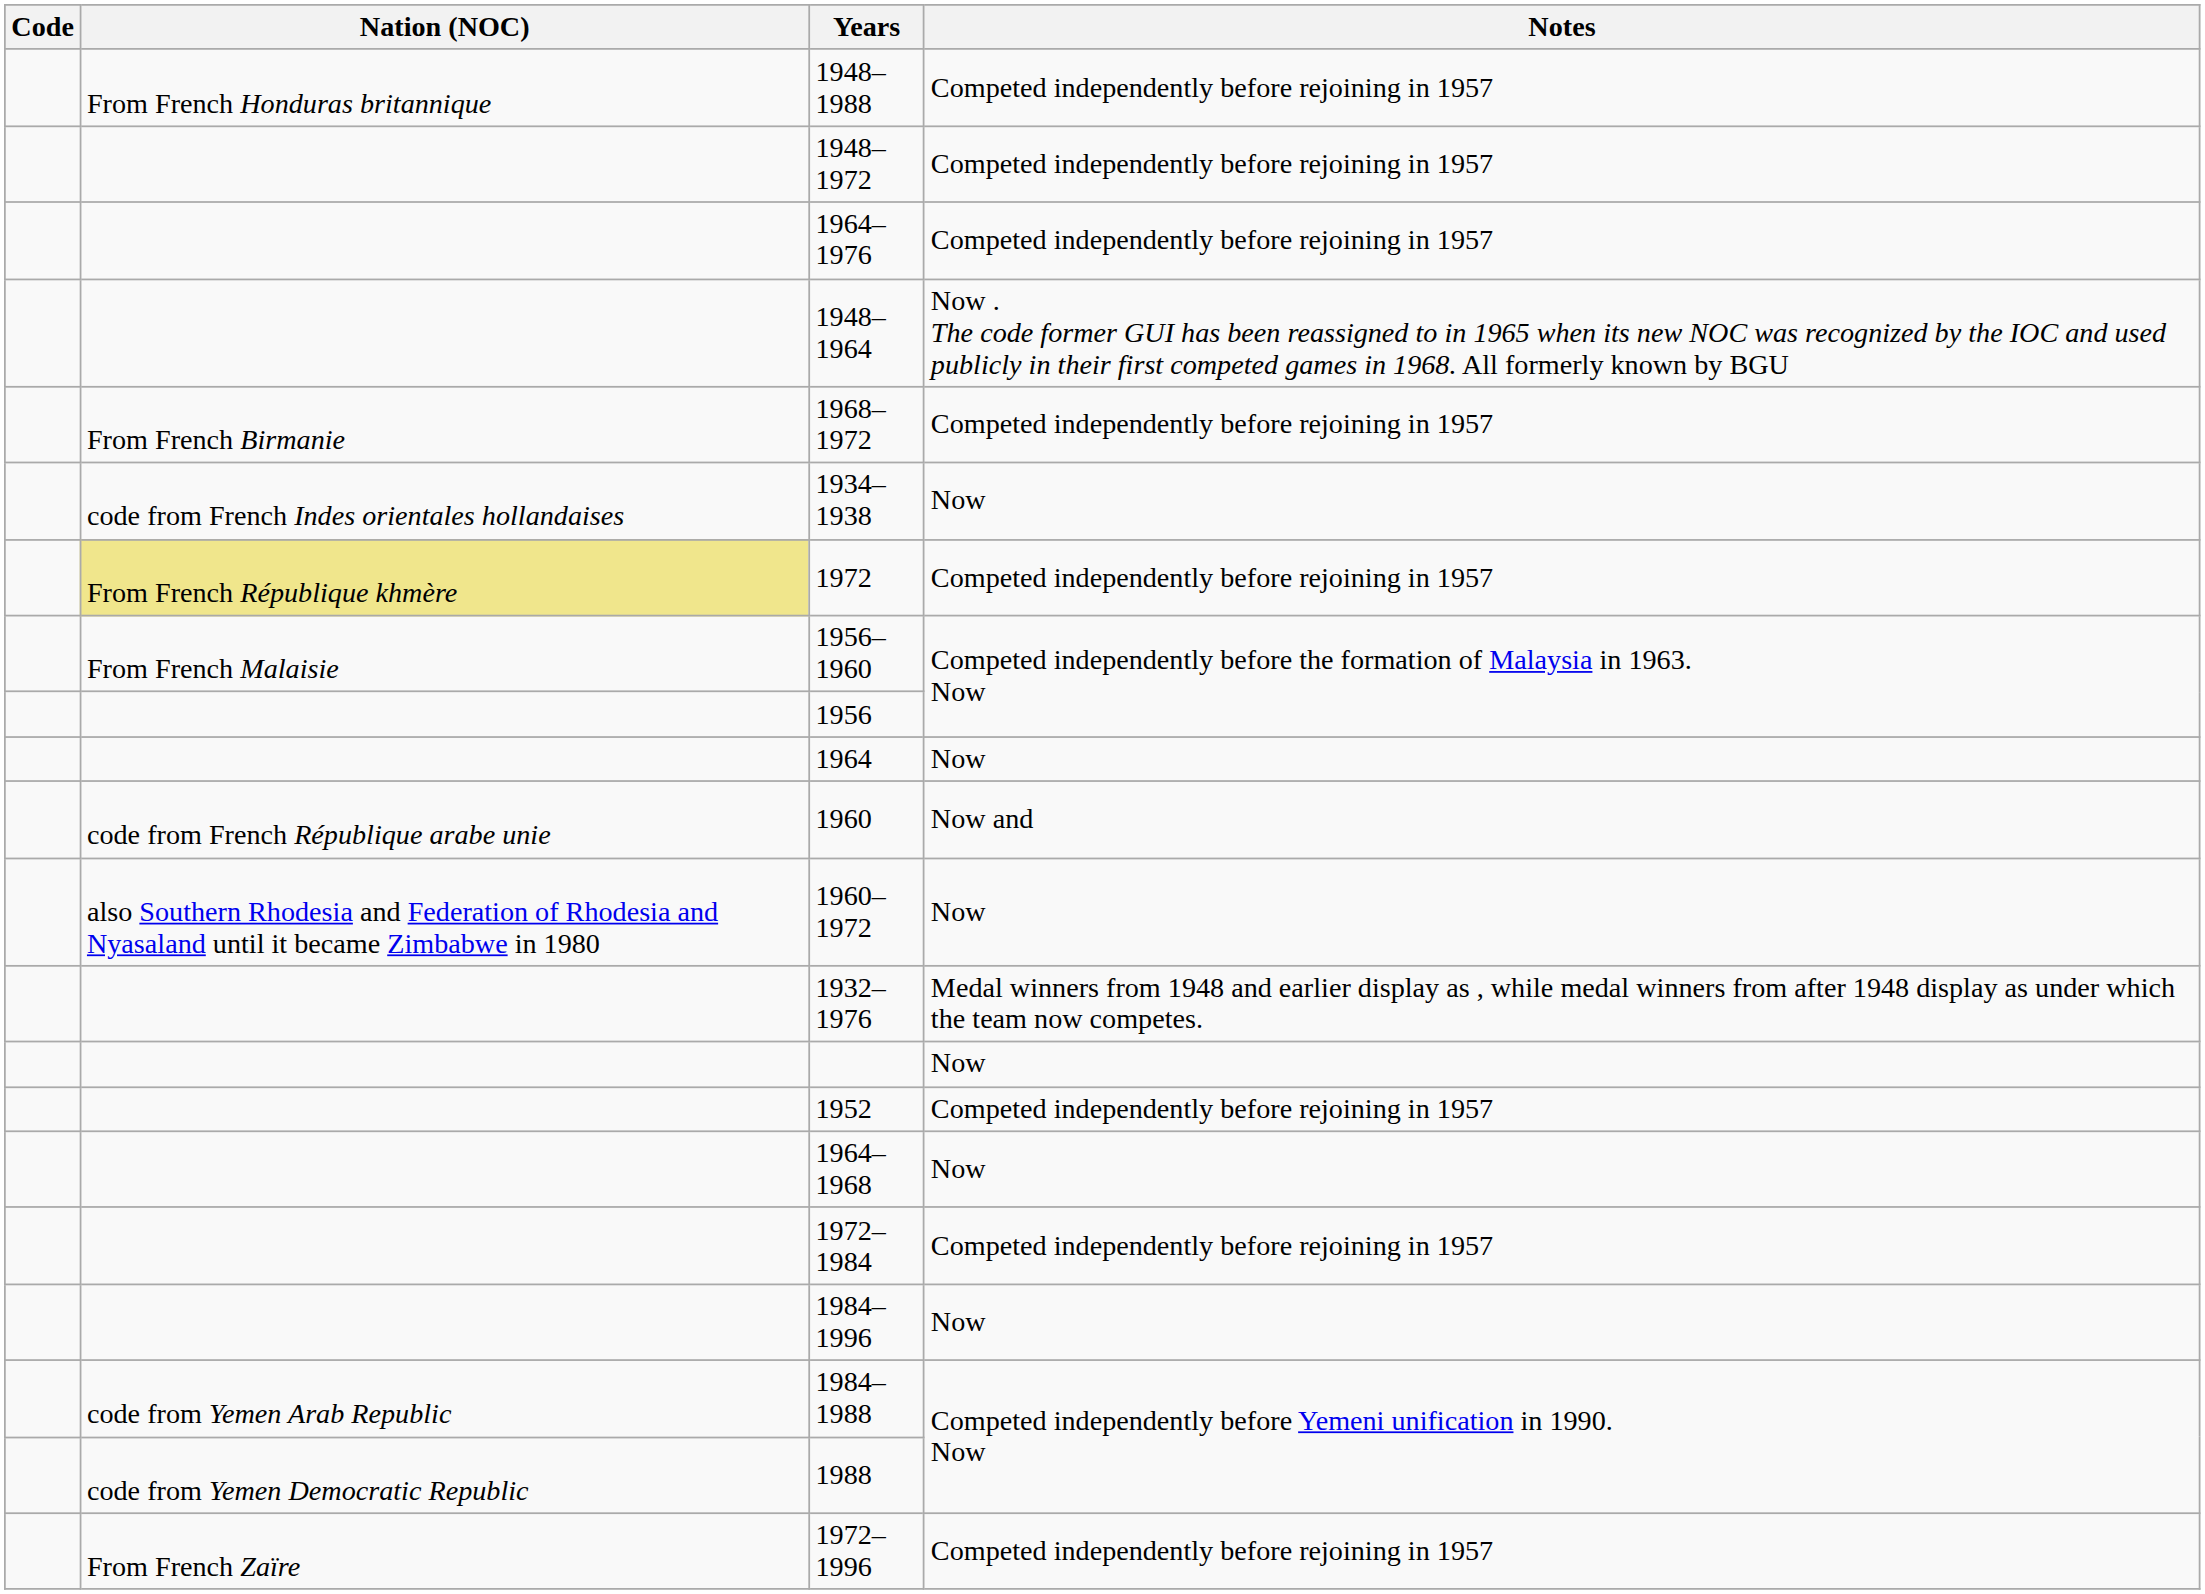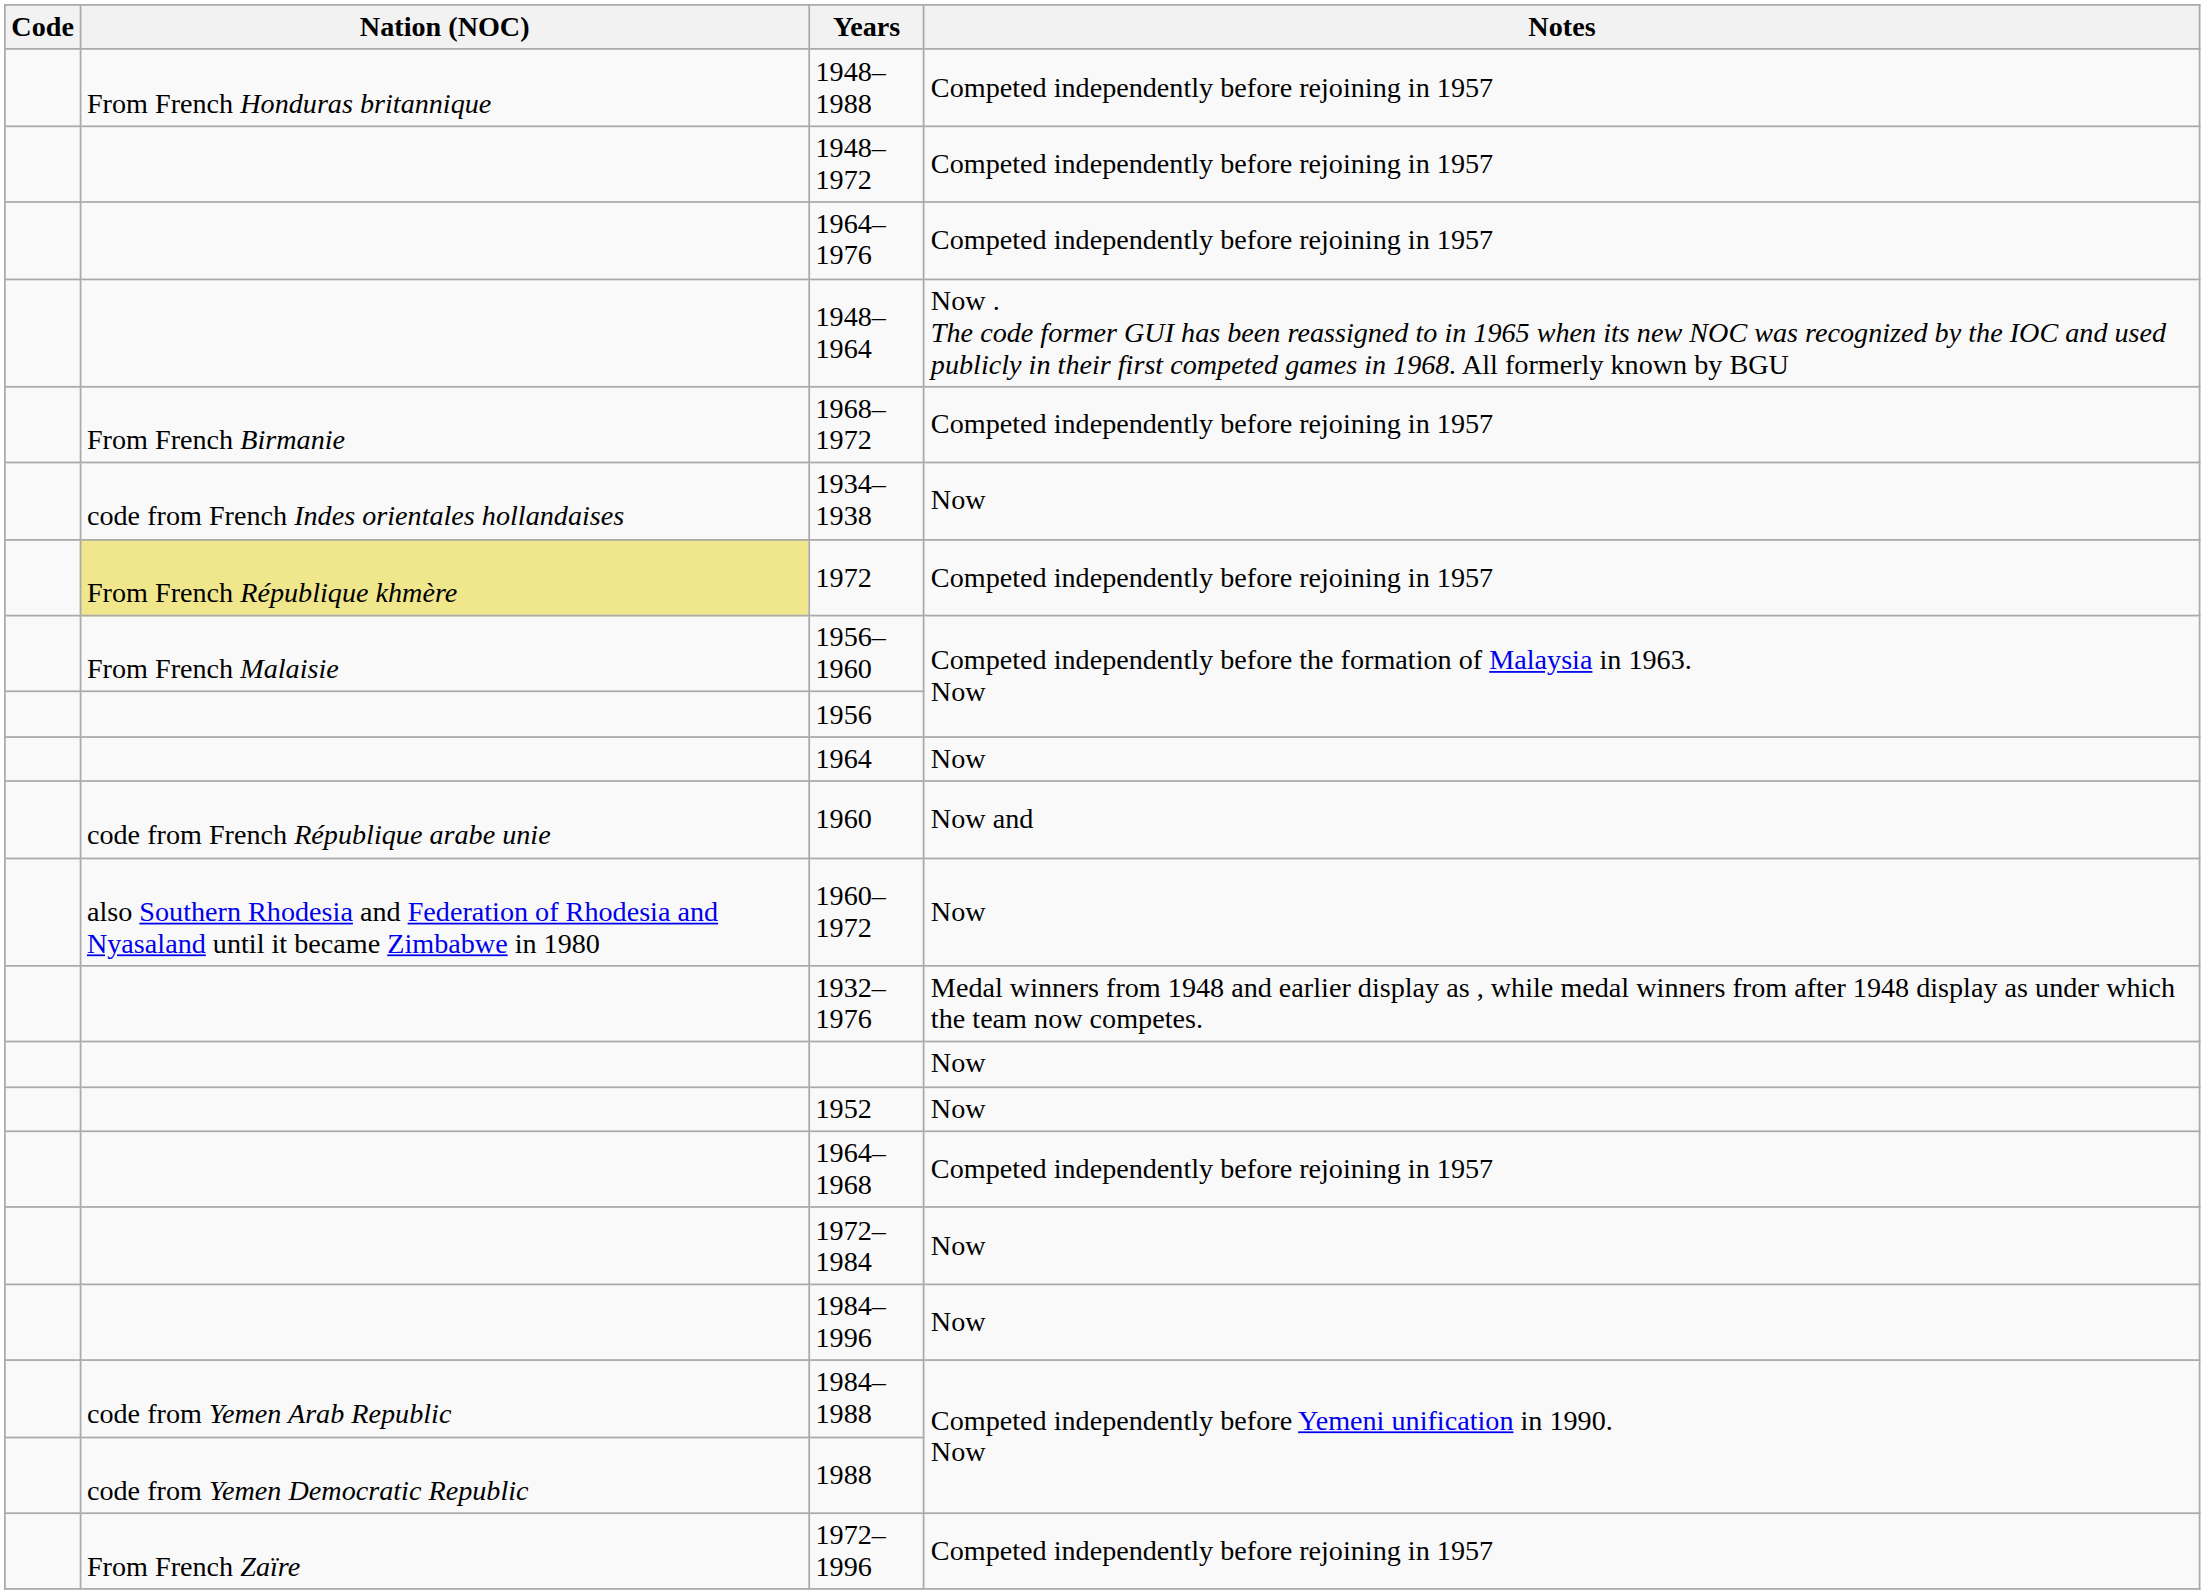(1212, 1108) Competed independently before rejoining in 1957 -> (958, 1108) Now
(958, 1169) Now -> (1212, 1169) Competed independently before rejoining in 1957
(1212, 1245) Competed independently before rejoining in 1957 -> (958, 1245) Now
